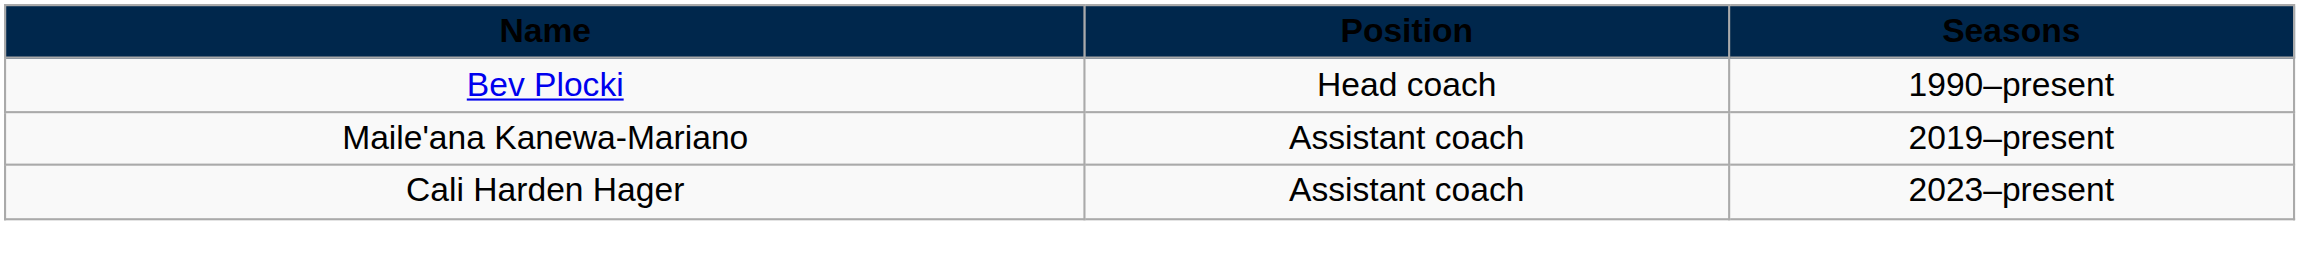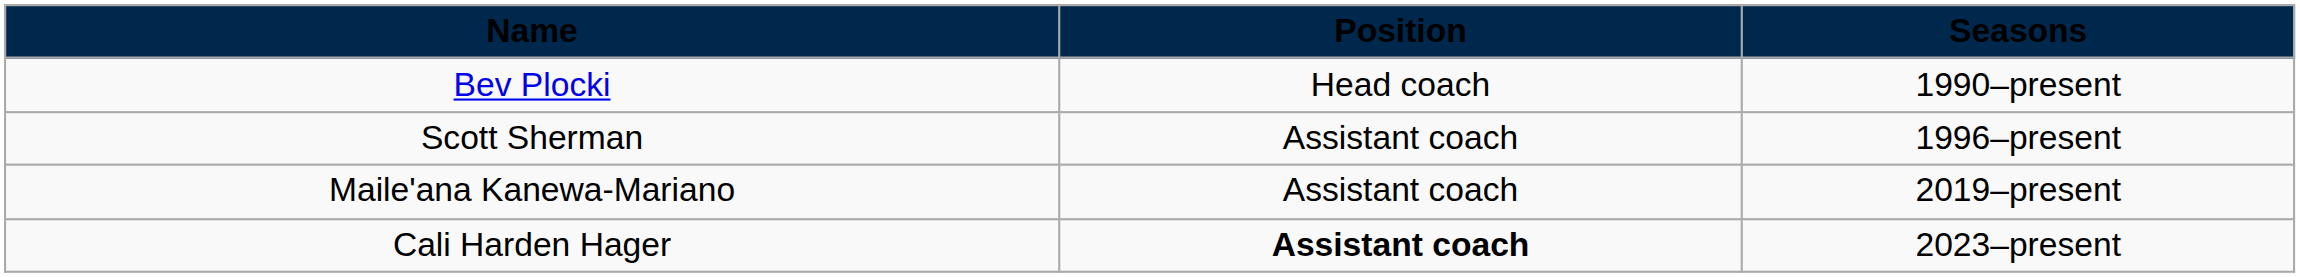+ row: (532, 137)
(1407, 191) normal -> (1400, 244) bold
